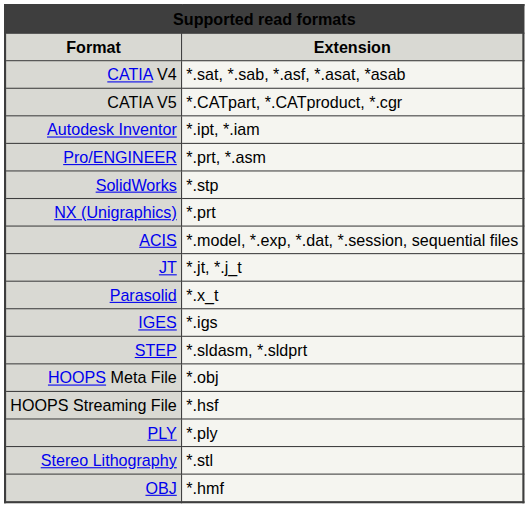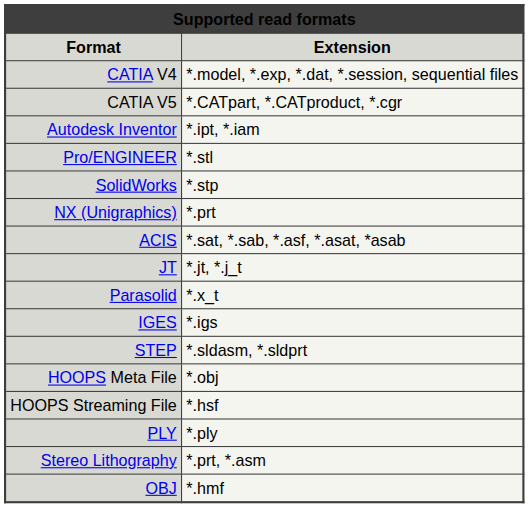(296, 75) *.sat, *.sab, *.asf, *.asat, *asab -> (352, 75) *.model, *.exp, *.dat, *.session, sequential files
(226, 157) *.prt, *.asm -> (200, 157) *.stl
(352, 240) *.model, *.exp, *.dat, *.session, sequential files -> (296, 240) *.sat, *.sab, *.asf, *.asat, *asab
(200, 461) *.stl -> (226, 461) *.prt, *.asm
